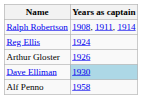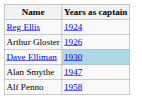- row: (37, 27)
+ row: (30, 72)
